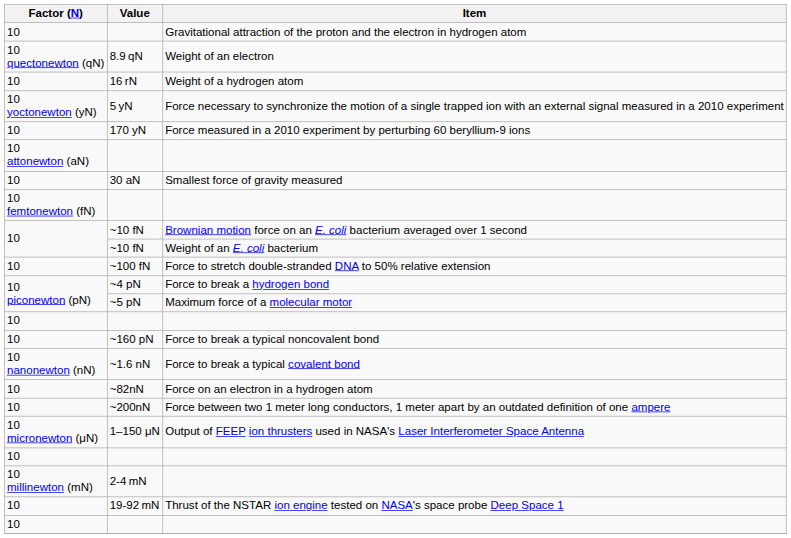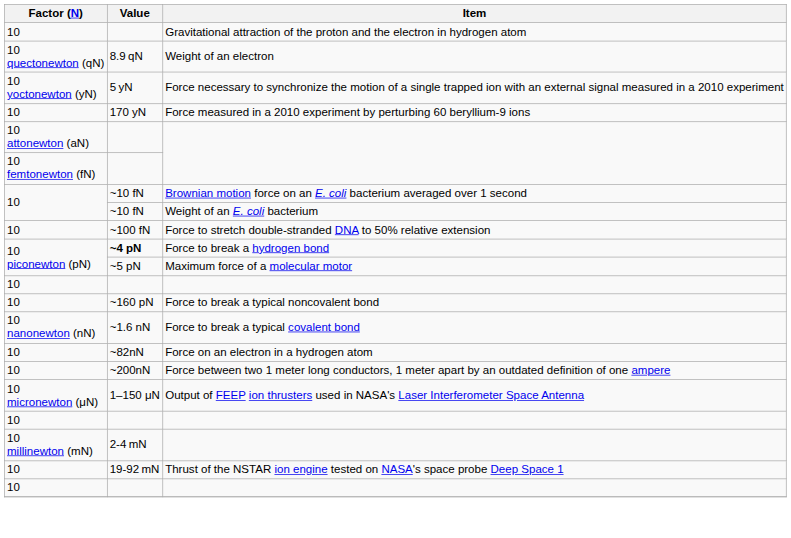- row: (13, 81)
- row: (13, 180)
(125, 284) normal -> (126, 248) bold
